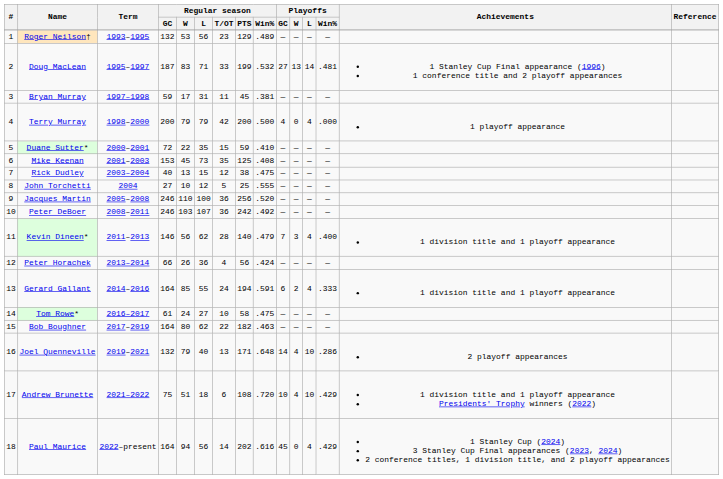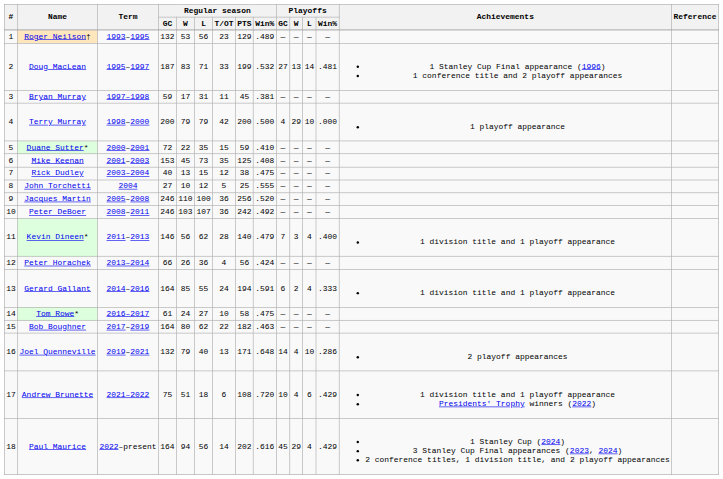(296, 122) 0 -> (296, 122) 29
(309, 122) 4 -> (310, 122) 10
(310, 395) 10 -> (309, 395) 6
(296, 446) 0 -> (296, 446) 29
